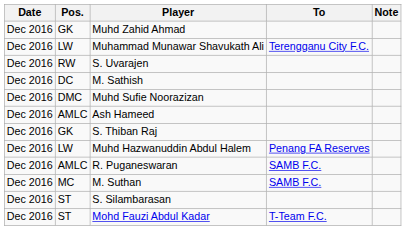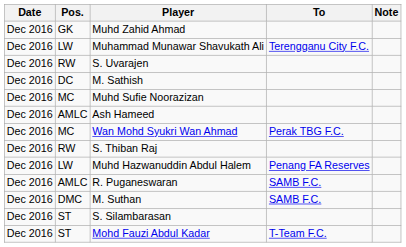(70, 98) DMC -> (66, 98) MC
+ row: (165, 132)
(65, 132) GK -> (66, 149) RW
(66, 183) MC -> (70, 200) DMC
